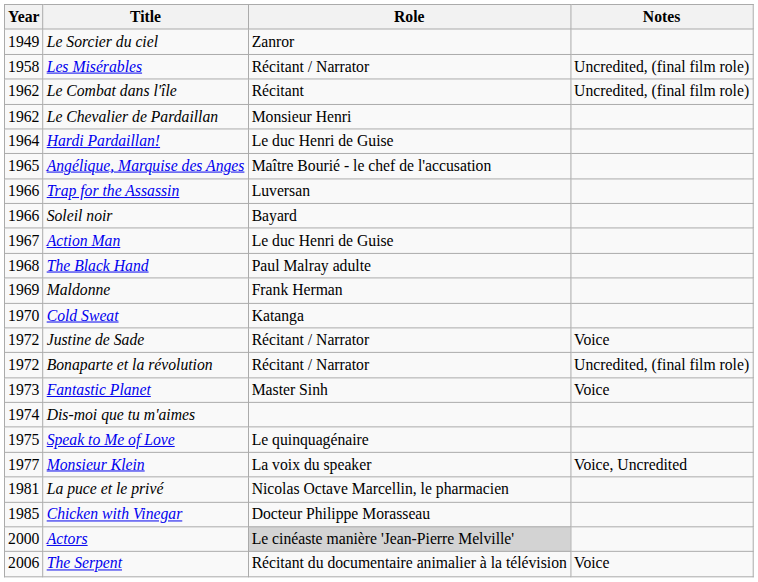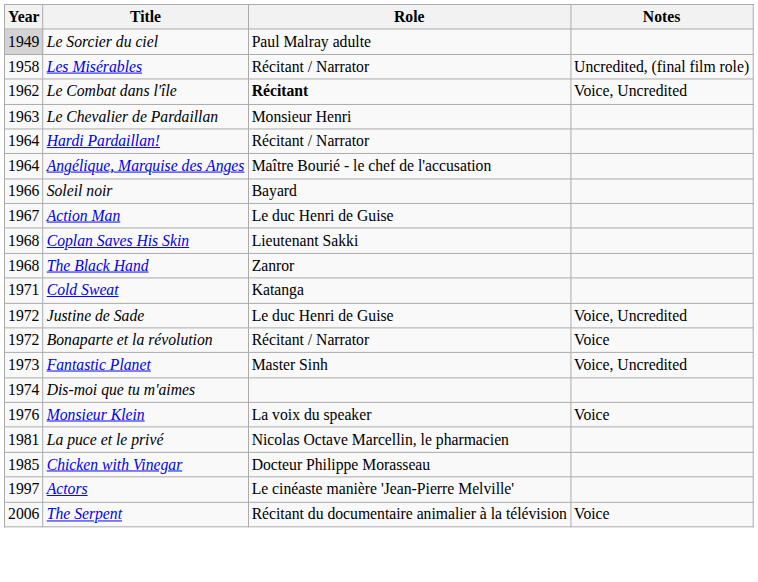(24, 41) no background -> (24, 41) lightgrey background
(273, 41) Zanror -> (311, 41) Paul Malray adulte
(278, 91) normal -> (280, 91) bold
(662, 91) Uncredited, (final film role) -> (631, 91) Voice, Uncredited
(24, 116) 1962 -> (24, 116) 1963
(323, 141) Le duc Henri de Guise -> (310, 141) Récitant / Narrator
(24, 166) 1965 -> (24, 166) 1964
- row: (113, 191)
+ row: (118, 240)
(311, 265) Paul Malray adulte -> (273, 265) Zanror
- row: (78, 290)
(24, 315) 1970 -> (24, 290) 1971
(310, 340) Récitant / Narrator -> (323, 315) Le duc Henri de Guise
(592, 340) Voice -> (631, 315) Voice, Uncredited
(662, 365) Uncredited, (final film role) -> (592, 340) Voice
(592, 389) Voice -> (631, 365) Voice, Uncredited
- row: (111, 439)
(24, 464) 1977 -> (24, 414) 1976
(631, 464) Voice, Uncredited -> (592, 414) Voice
(24, 539) 2000 -> (24, 489) 1997
(383, 539) lightgrey background -> (383, 489) no background
